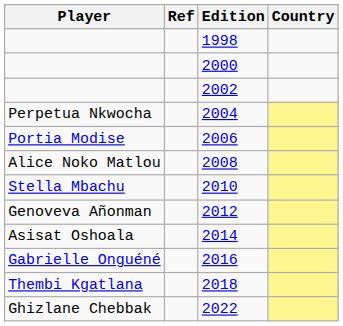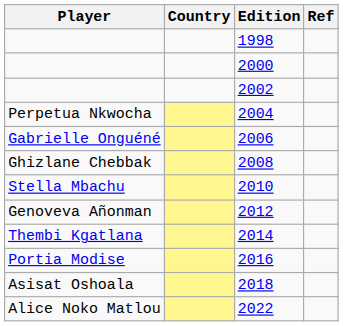columns swapped: (303, 17) <-> (181, 17)
(66, 139) Portia Modise -> (84, 139) Gabrielle Onguéné
(84, 163) Alice Noko Matlou -> (80, 163) Ghizlane Chebbak
(71, 236) Asisat Oshoala -> (75, 236) Thembi Kgatlana
(84, 260) Gabrielle Onguéné -> (66, 260) Portia Modise
(75, 285) Thembi Kgatlana -> (71, 285) Asisat Oshoala
(80, 309) Ghizlane Chebbak -> (84, 309) Alice Noko Matlou
